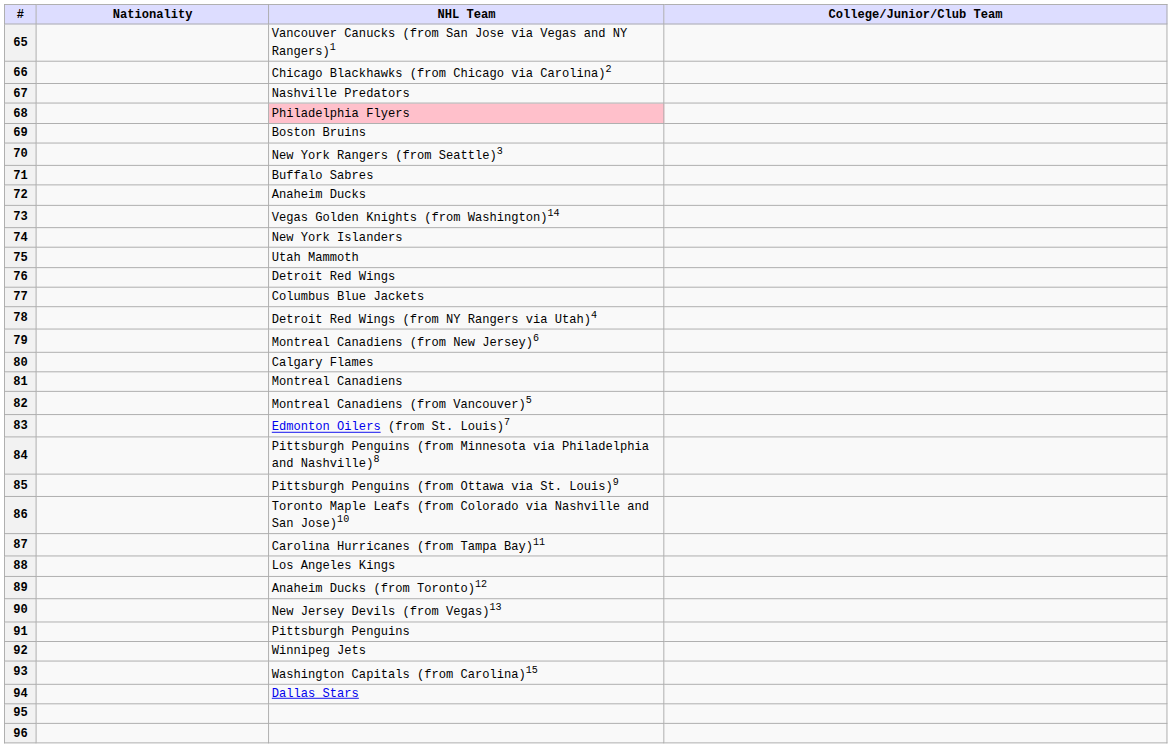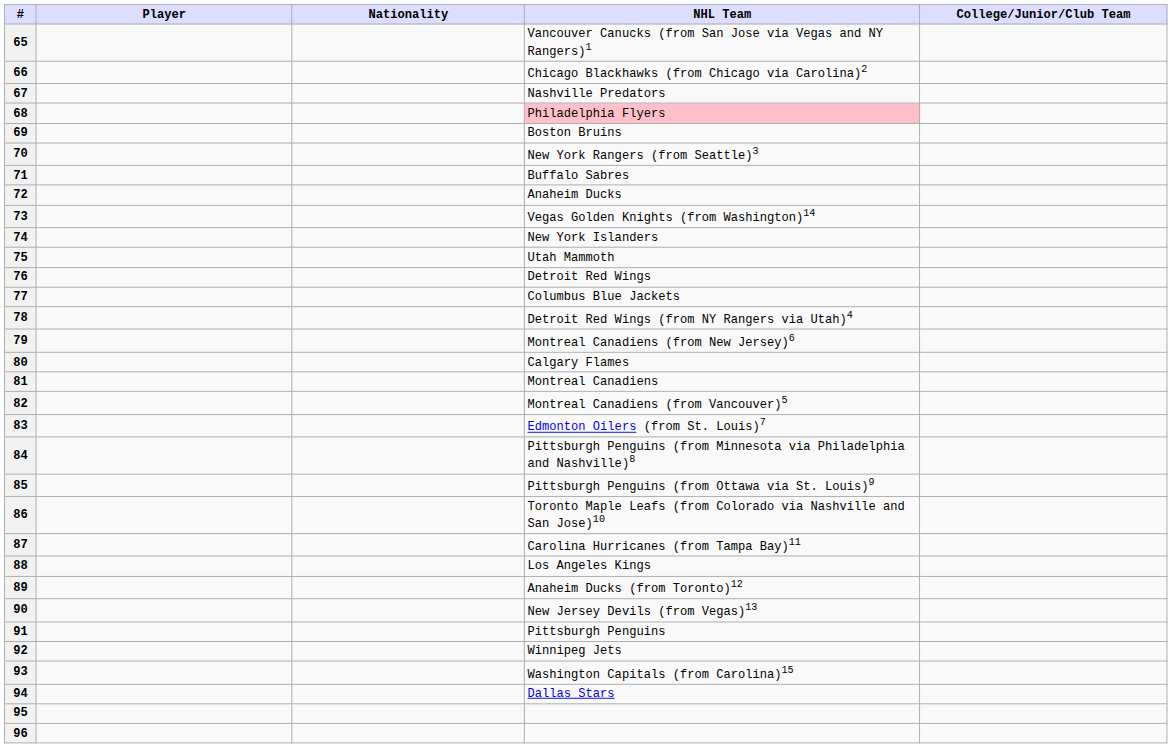+ column: (164, 14)
